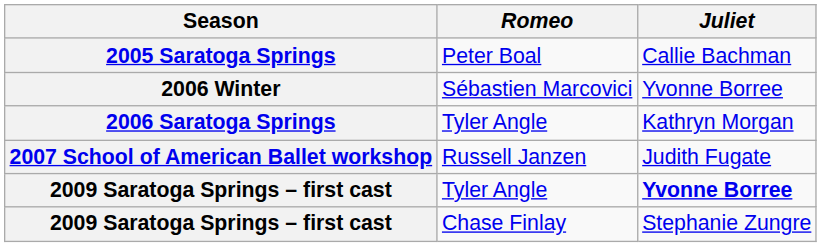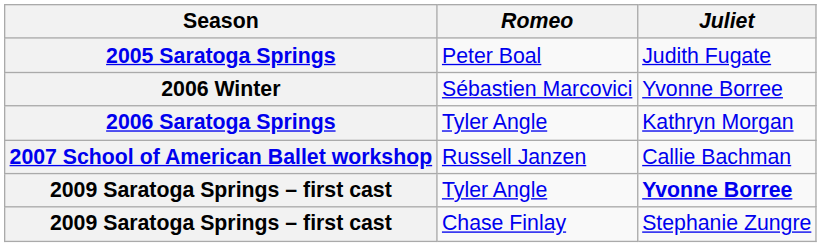(717, 55) Callie Bachman -> (707, 55) Judith Fugate
(707, 156) Judith Fugate -> (717, 156) Callie Bachman
